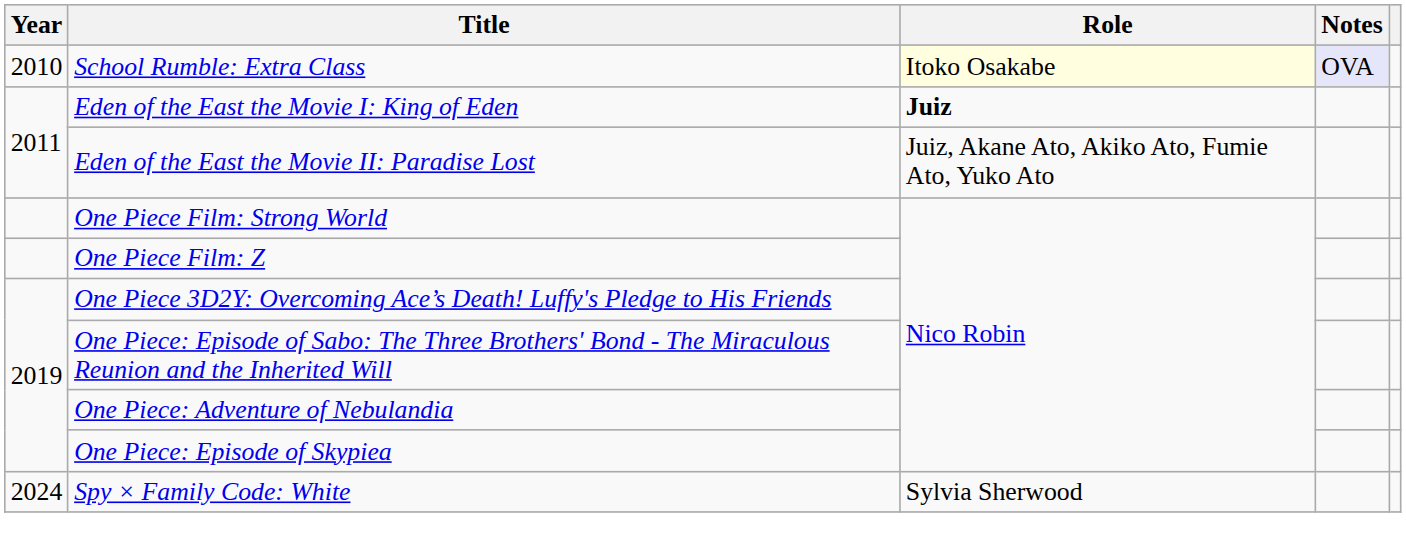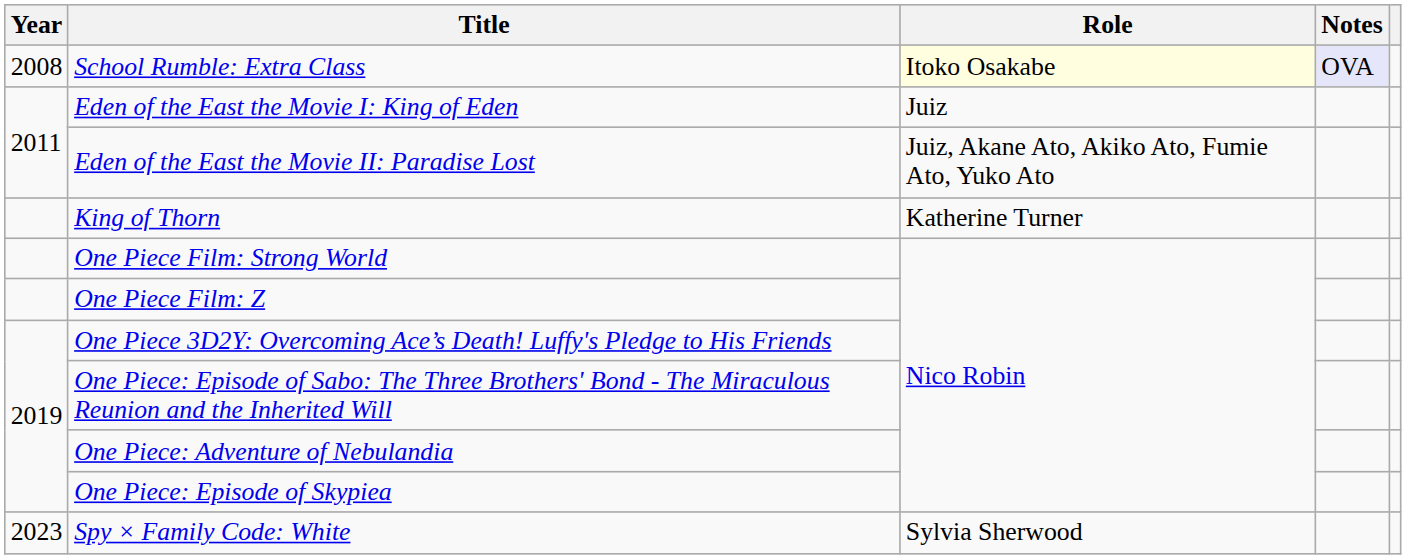(37, 65) 2010 -> (37, 65) 2008
(929, 106) bold -> (927, 106) normal
+ row: (147, 217)
(37, 491) 2024 -> (37, 532) 2023
